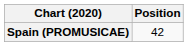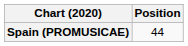(157, 32) 42 -> (157, 32) 44
